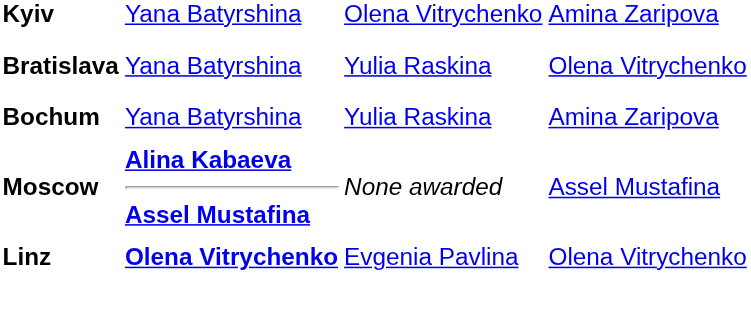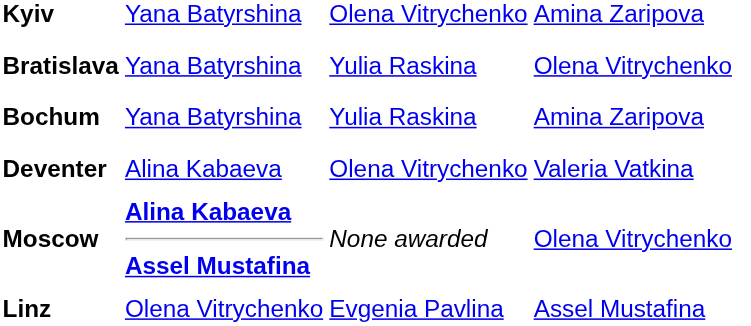+ row: (55, 169)
(634, 187) Assel Mustafina -> (633, 239) Olena Vitrychenko
(231, 257) bold -> (224, 308) normal
(648, 257) Olena Vitrychenko -> (619, 308) Assel Mustafina
